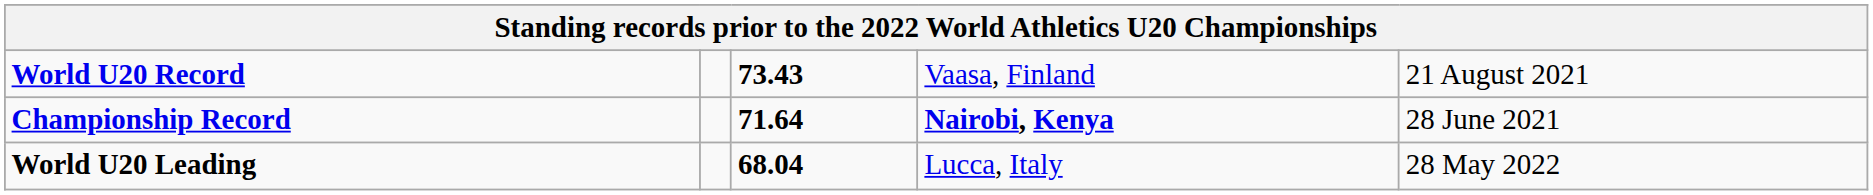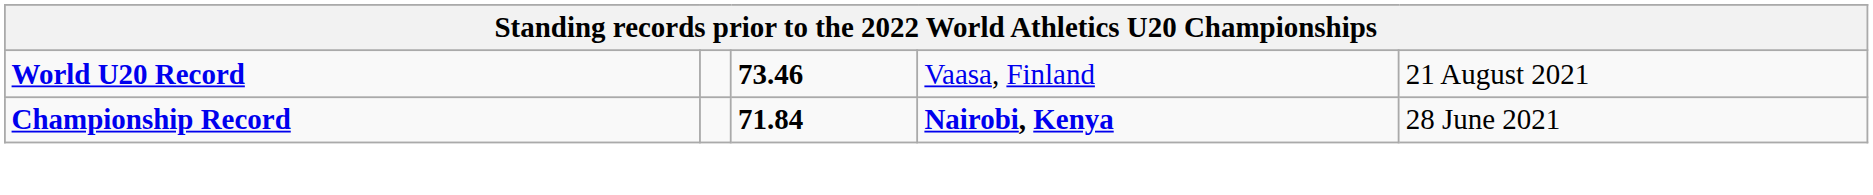(771, 73) 73.43 -> (771, 73) 73.46
(771, 119) 71.64 -> (771, 119) 71.84
- row: (134, 165)
